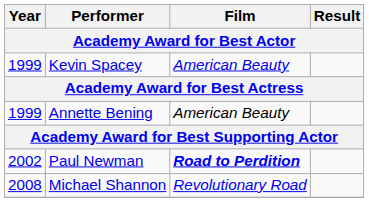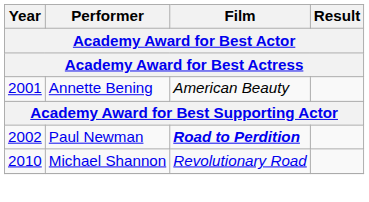- row: (95, 64)
(25, 112) 1999 -> (25, 88) 2001
(25, 185) 2008 -> (25, 161) 2010
